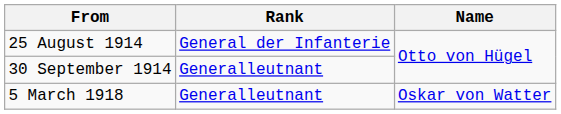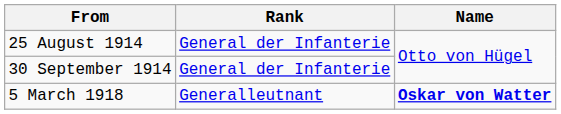(251, 70) Generalleutnant -> (285, 70) General der Infanterie
(475, 96) normal -> (475, 96) bold
